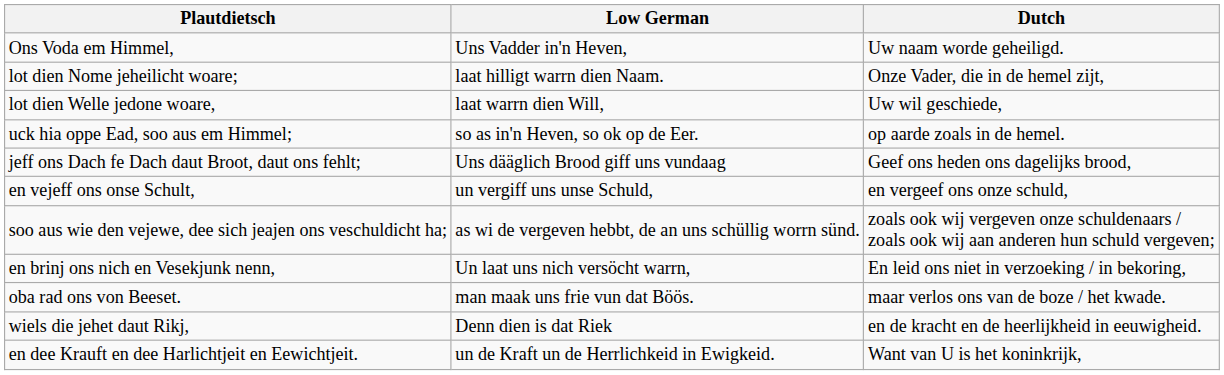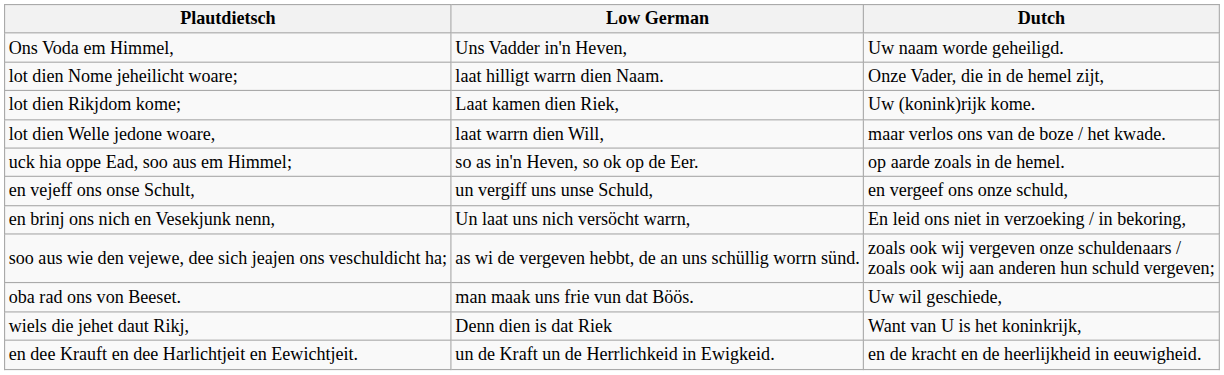+ row: (95, 104)
(935, 104) Uw wil geschiede, -> (1017, 133) maar verlos ons van de boze / het kwade.
- row: (185, 162)
rows swapped: (228, 229) <-> (142, 268)
(1017, 297) maar verlos ons van de boze / het kwade. -> (935, 297) Uw wil geschiede,
(1035, 325) en de kracht en de heerlijkheid in eeuwigheid. -> (975, 325) Want van U is het koninkrijk,
(975, 354) Want van U is het koninkrijk, -> (1035, 354) en de kracht en de heerlijkheid in eeuwigheid.
